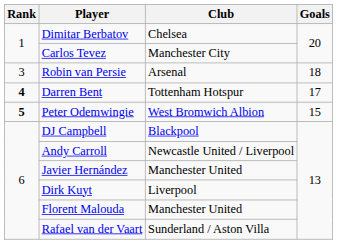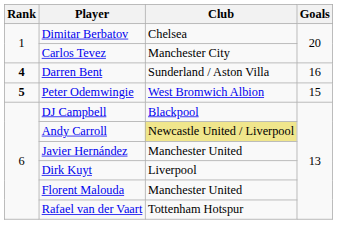- row: (84, 72)
(196, 92) Tottenham Hotspur -> (209, 72) Sunderland / Aston Villa
(315, 92) 17 -> (315, 72) 16
(221, 151) no background -> (221, 131) khaki background
(209, 229) Sunderland / Aston Villa -> (196, 209) Tottenham Hotspur
